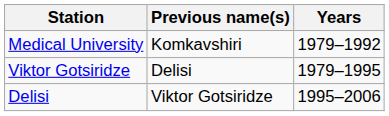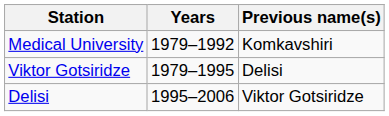columns swapped: (220, 17) <-> (339, 17)
